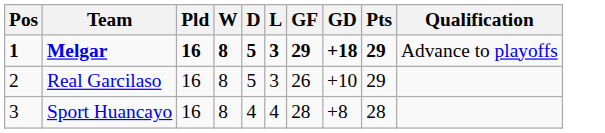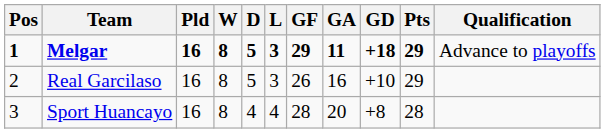+ column: (341, 19)
